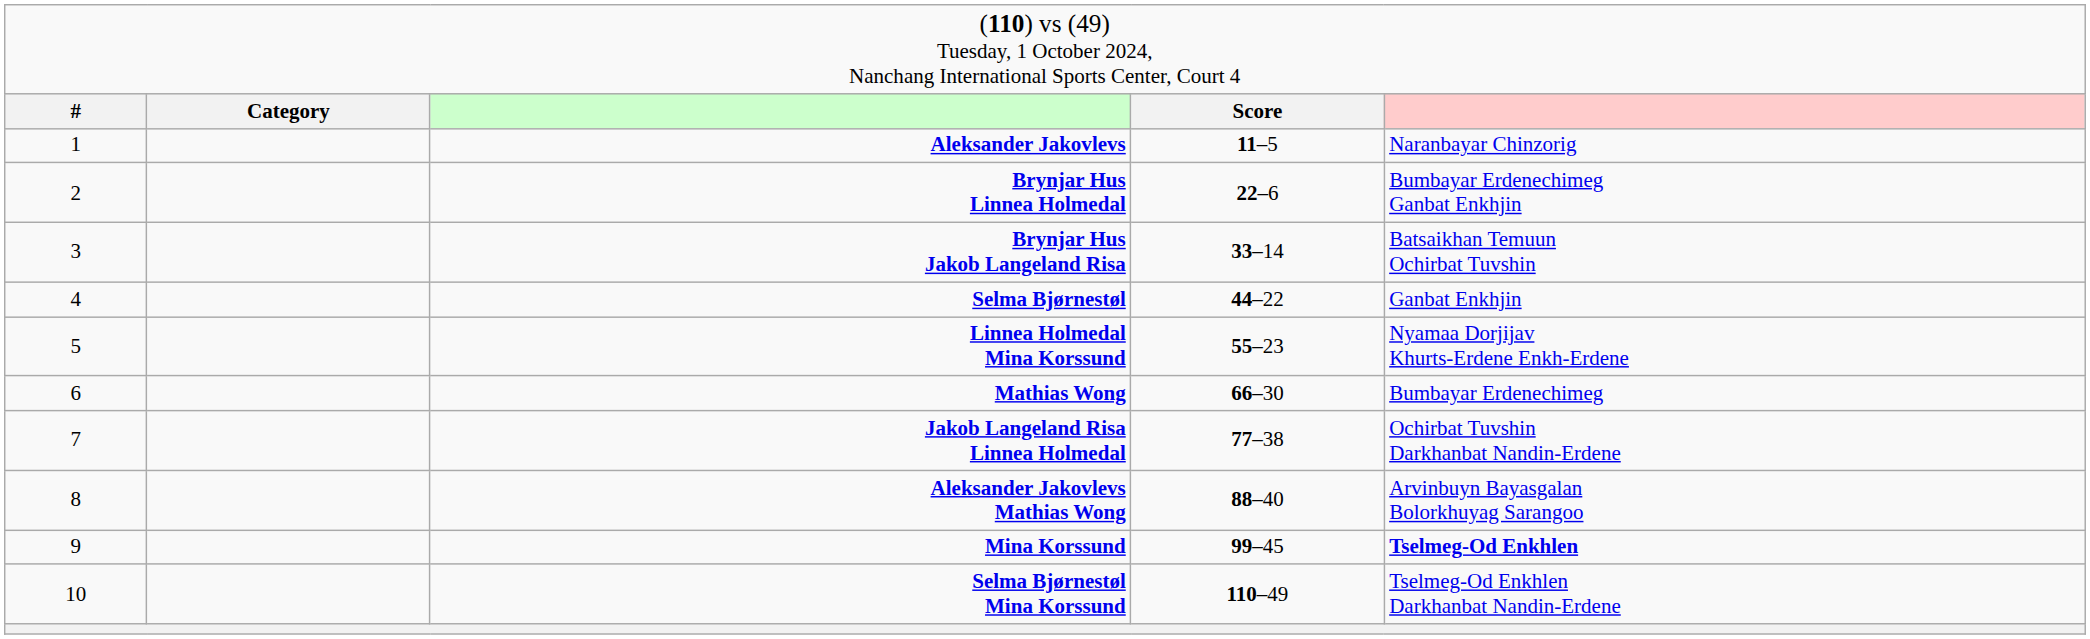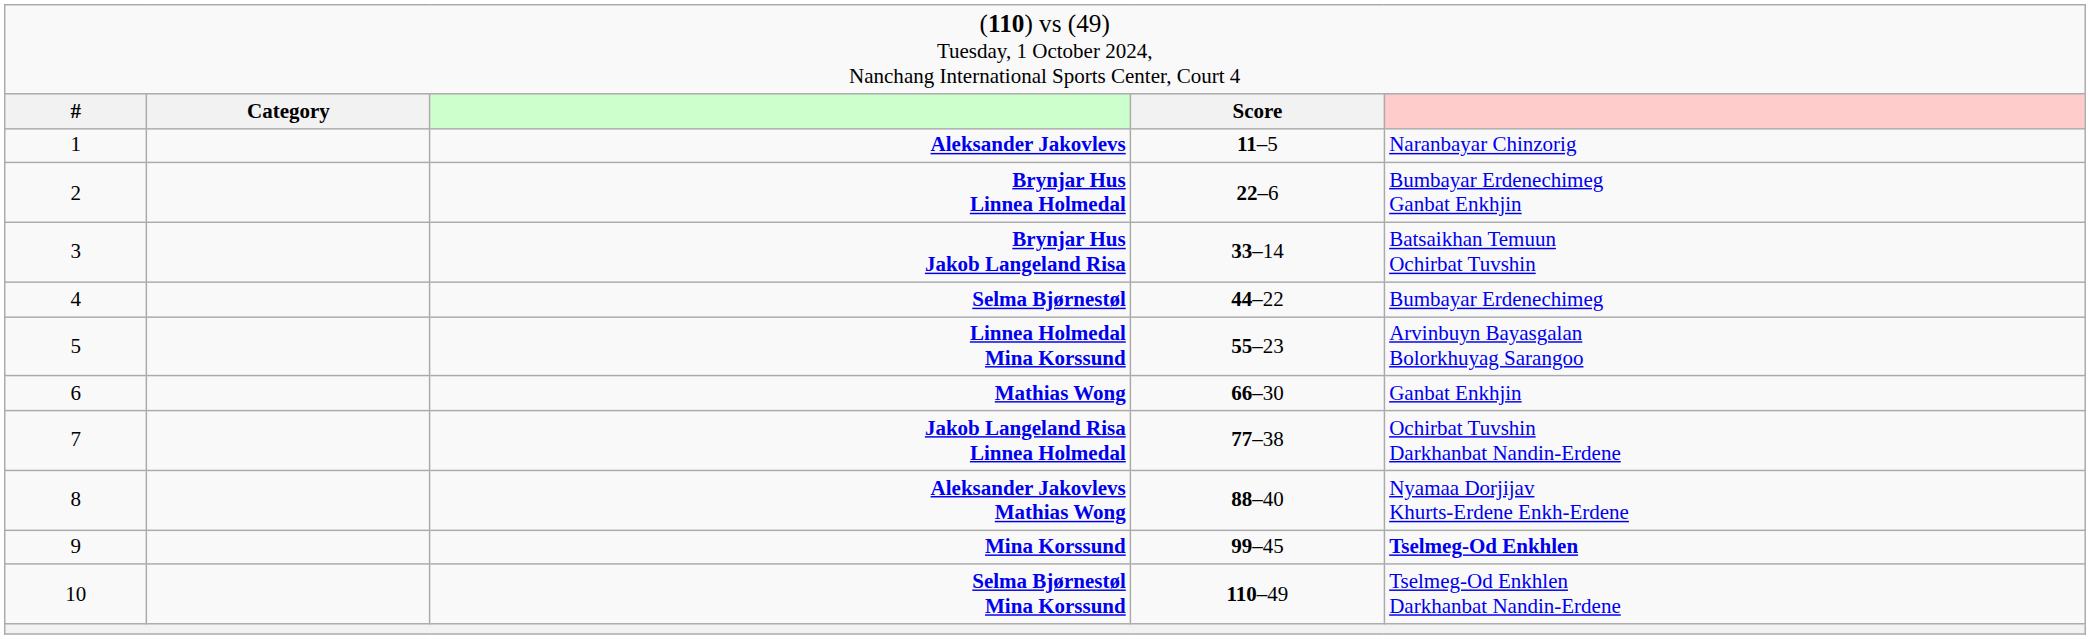(1455, 299) Ganbat Enkhjin -> (1496, 299) Bumbayar Erdenechimeg
(1509, 346) Nyamaa Dorjijav Khurts-Erdene Enkh-Erdene -> (1486, 346) Arvinbuyn Bayasgalan Bolorkhuyag Sarangoo
(1496, 393) Bumbayar Erdenechimeg -> (1455, 393) Ganbat Enkhjin
(1486, 500) Arvinbuyn Bayasgalan Bolorkhuyag Sarangoo -> (1509, 500) Nyamaa Dorjijav Khurts-Erdene Enkh-Erdene
